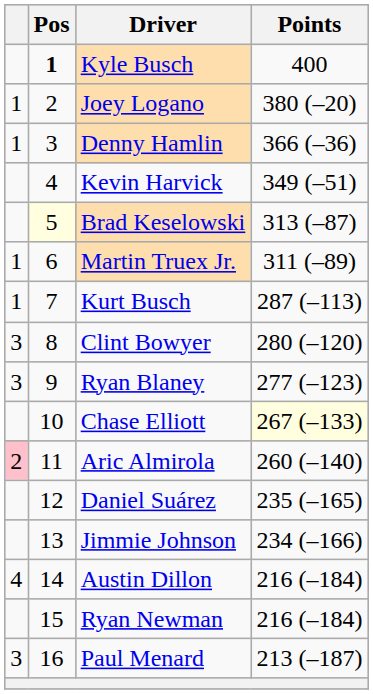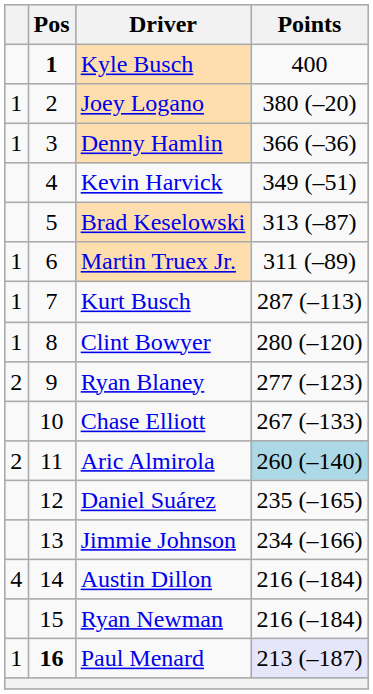(52, 222) lightyellow background -> (52, 222) no background
(16, 341) 3 -> (16, 341) 1
(16, 380) 3 -> (16, 380) 2
(309, 420) lightyellow background -> (309, 420) no background
(16, 460) pink background -> (16, 460) no background
(309, 460) no background -> (309, 460) lightblue background
(16, 658) 3 -> (16, 658) 1
(52, 658) normal -> (52, 658) bold
(309, 658) no background -> (309, 658) lavender background
